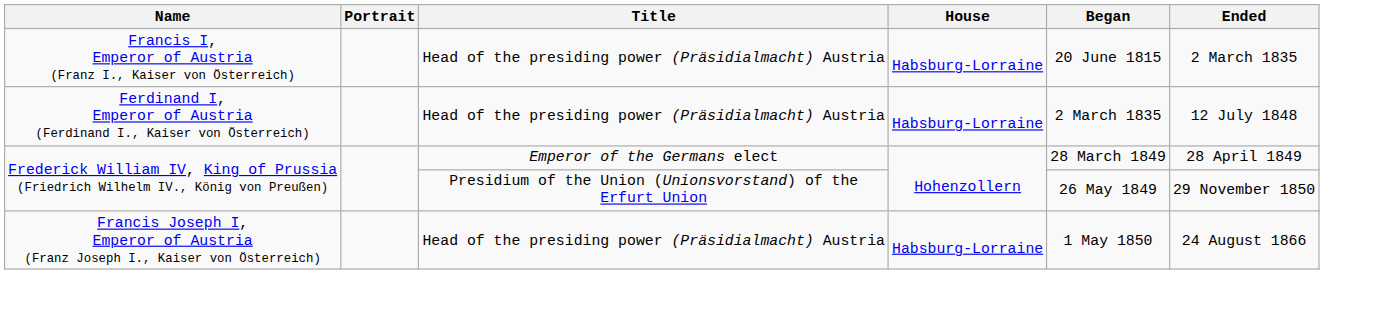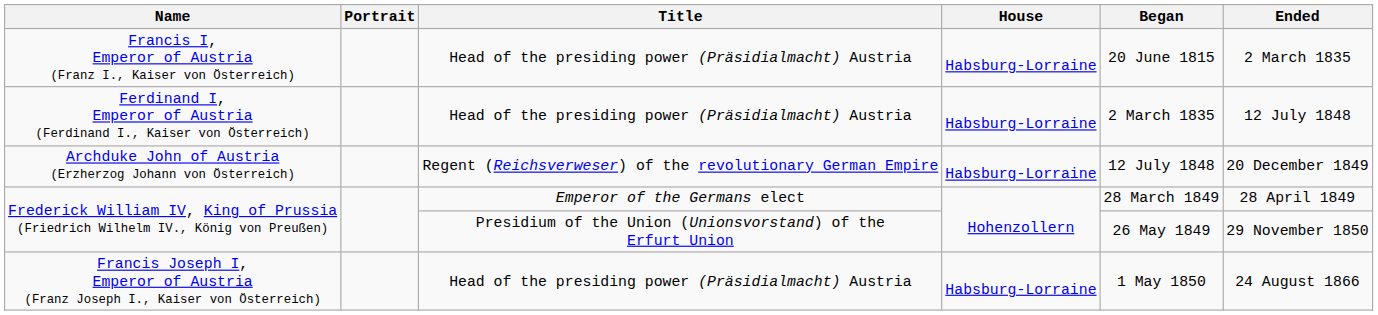+ row: (173, 165)
